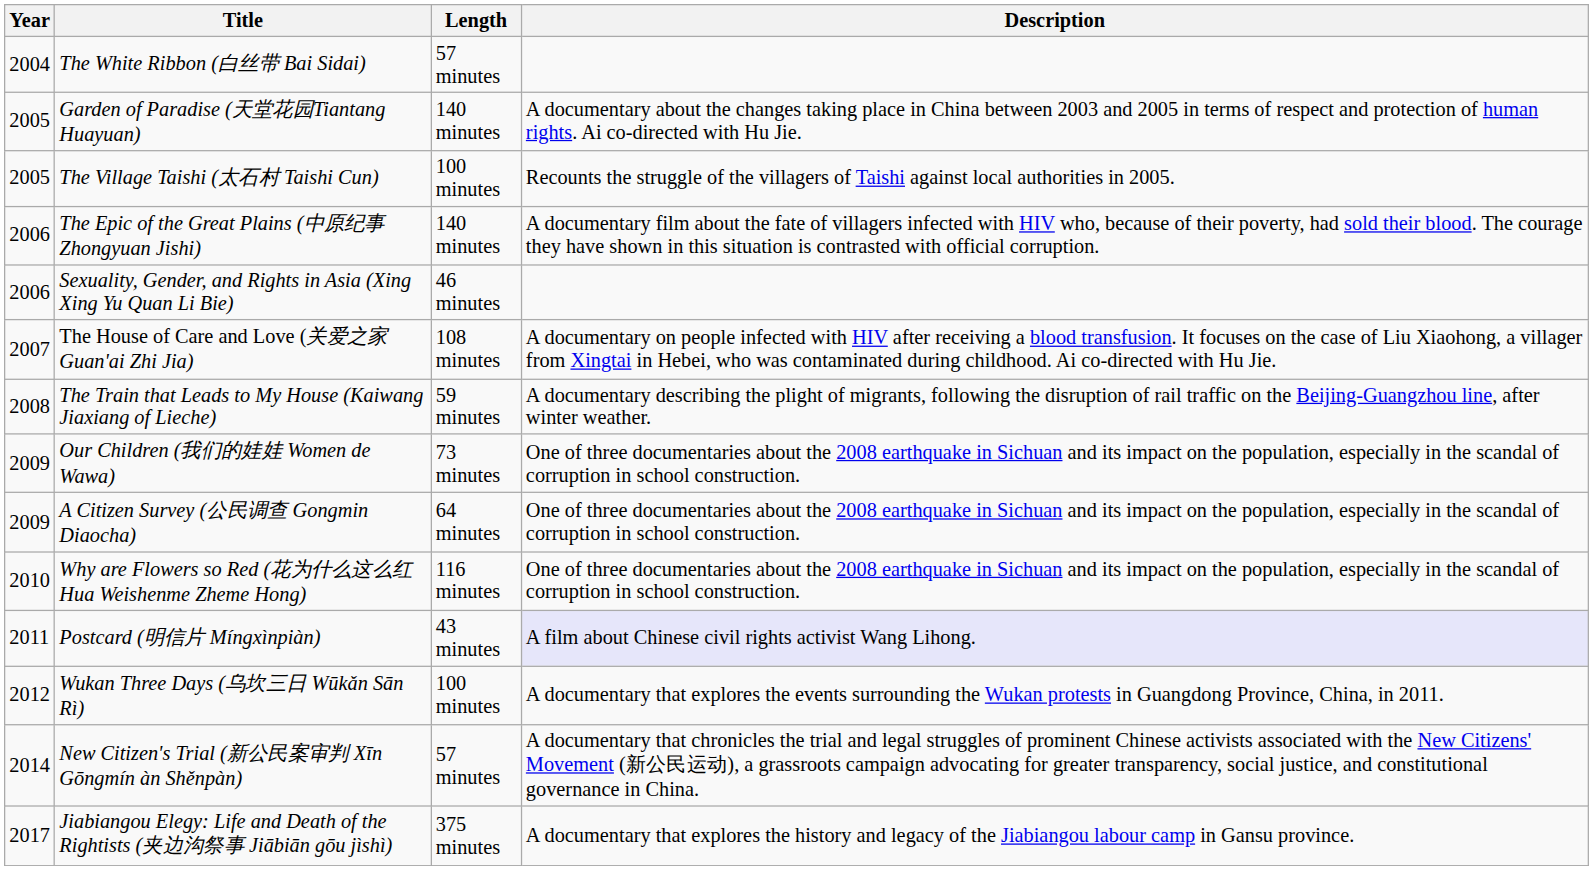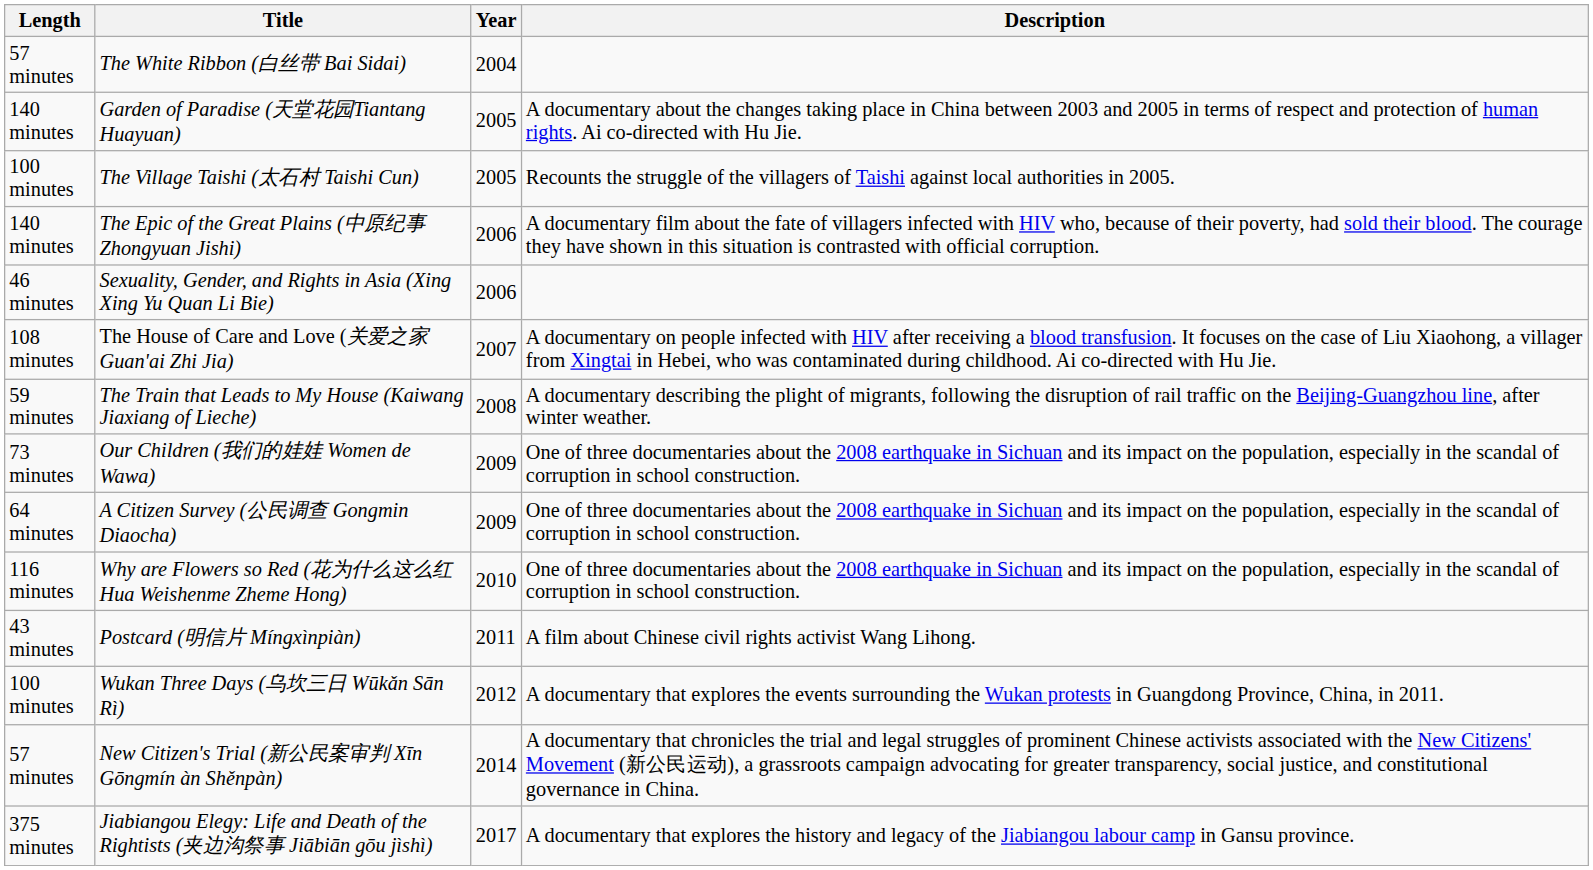columns swapped: (30, 20) <-> (476, 20)
(751, 637) lavender background -> (751, 637) no background
